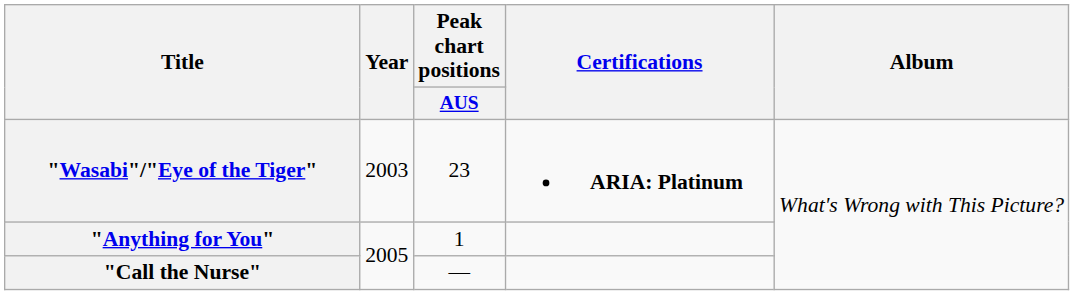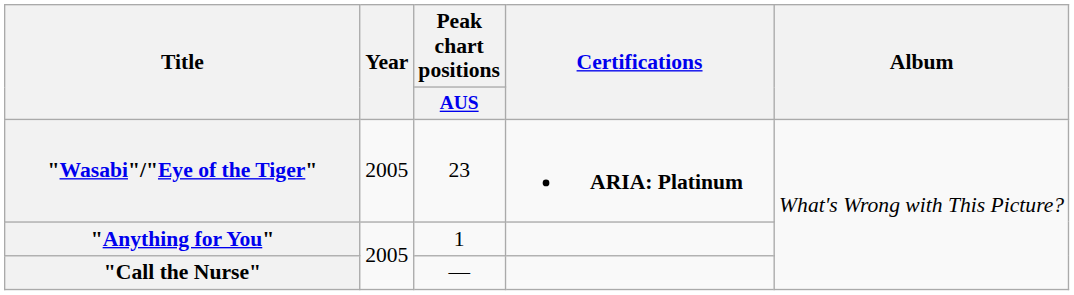(387, 170) 2003 -> (387, 170) 2005
